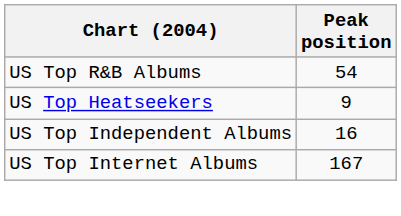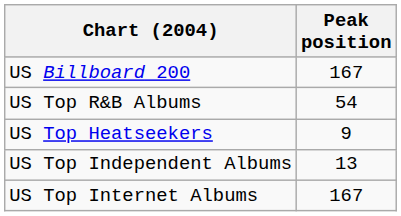+ row: (100, 73)
(346, 134) 16 -> (346, 165) 13
